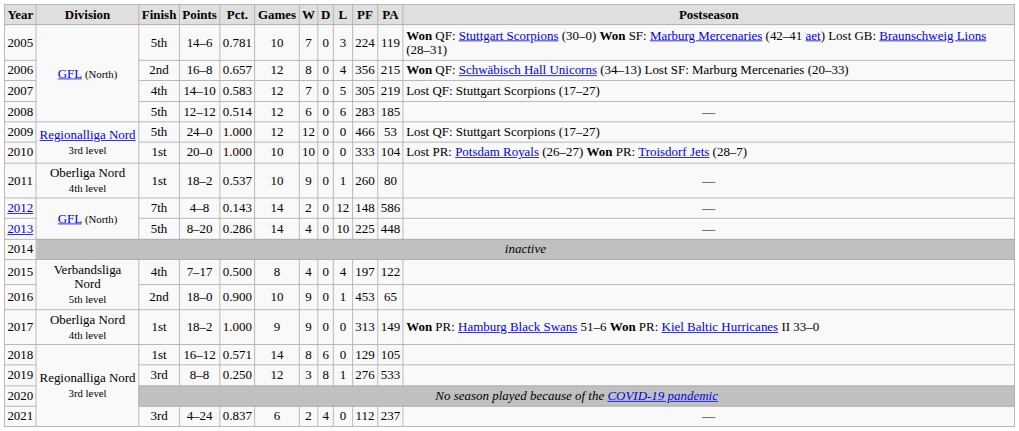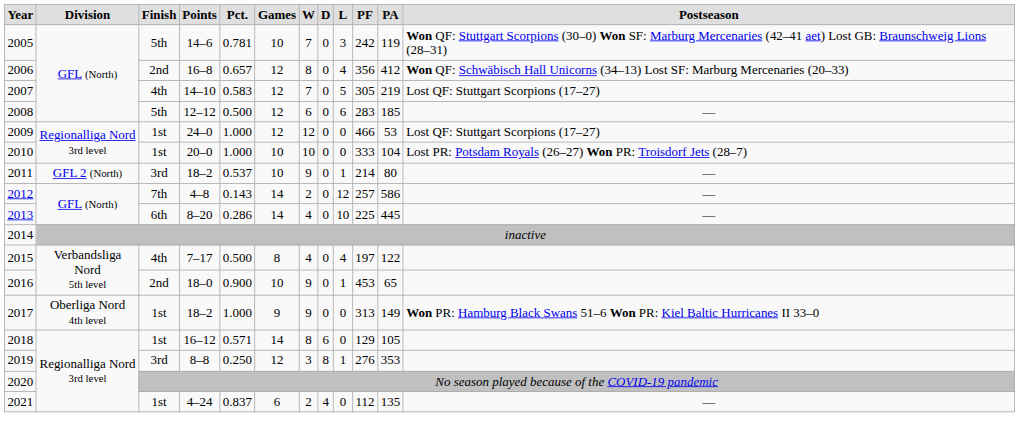(365, 42) 224 -> (365, 42) 242
(390, 70) 215 -> (390, 70) 412
(237, 111) 0.514 -> (237, 111) 0.500
(159, 132) 5th -> (159, 132) 1st
(88, 180) Oberliga Nord 4th level -> (88, 173) GFL 2 (North)
(159, 180) 1st -> (159, 173) 3rd
(365, 180) 260 -> (365, 173) 214
(365, 208) 148 -> (365, 193) 257
(159, 228) 5th -> (159, 214) 6th
(390, 228) 448 -> (390, 214) 445
(390, 375) 533 -> (390, 360) 353
(159, 416) 3rd -> (159, 401) 1st
(390, 416) 237 -> (390, 401) 135
